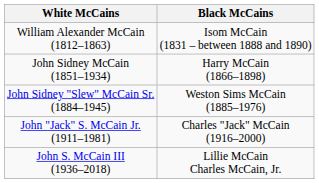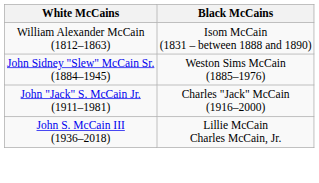- row: (81, 69)
